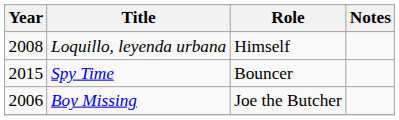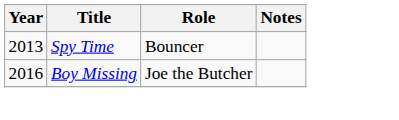- row: (139, 45)
(26, 73) 2015 -> (26, 45) 2013
(26, 100) 2006 -> (26, 73) 2016
